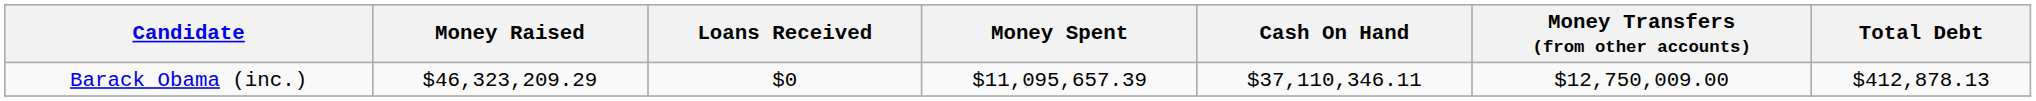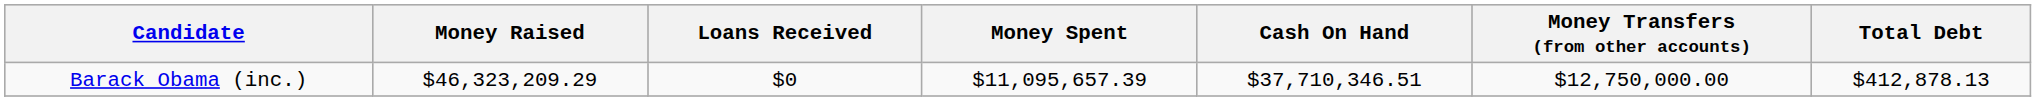(1334, 80) $37,110,346.11 -> (1334, 80) $37,710,346.51
(1642, 80) $12,750,009.00 -> (1642, 80) $12,750,000.00
